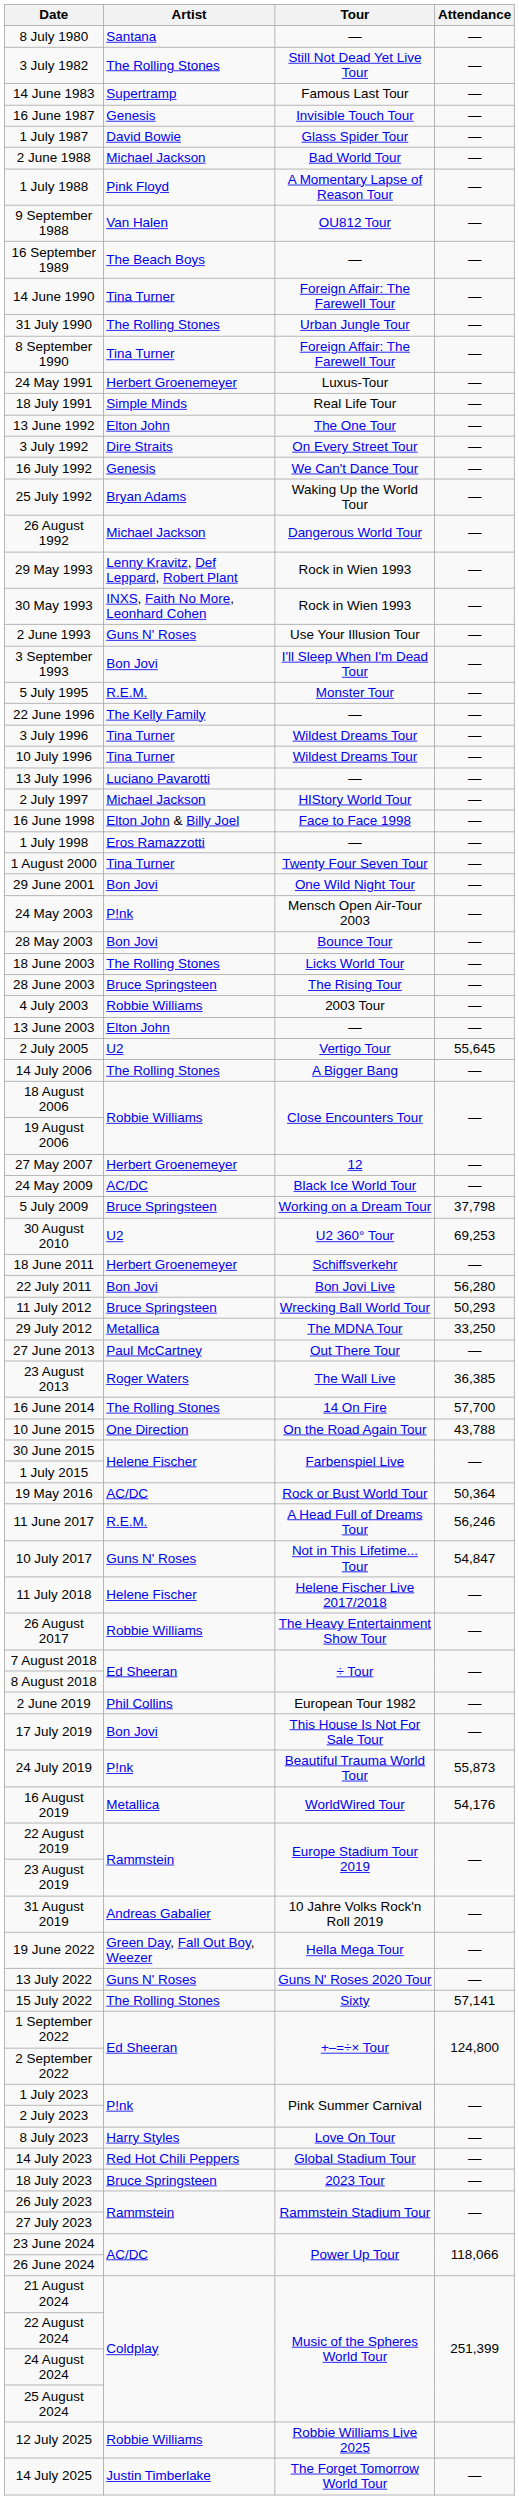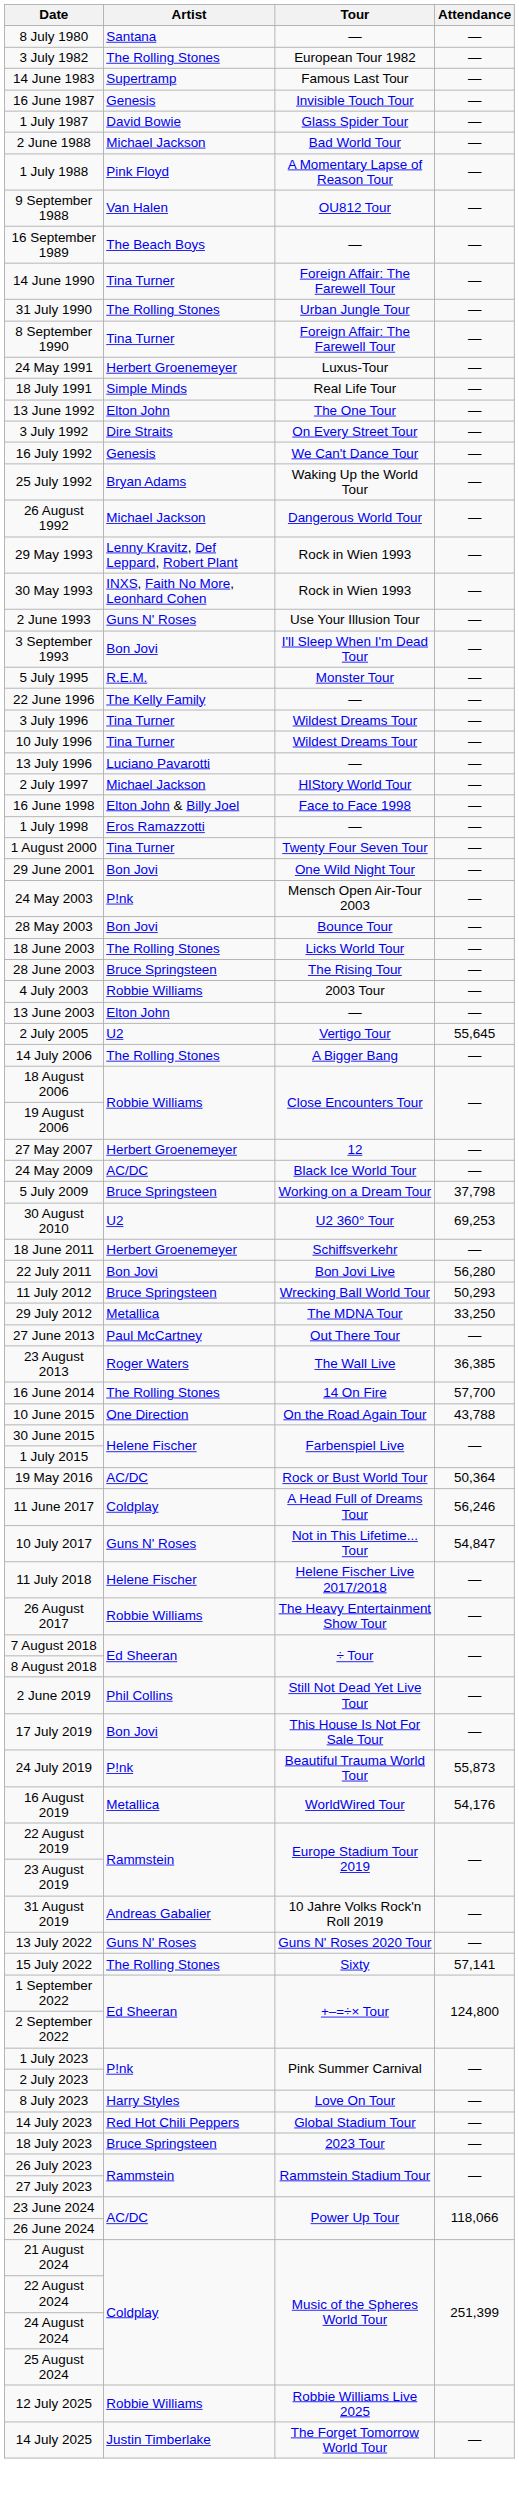(355, 65) Still Not Dead Yet Live Tour -> (355, 57) European Tour 1982
(127, 1522) R.E.M. -> (132, 1507) Coldplay
(355, 1703) European Tour 1982 -> (355, 1695) Still Not Dead Yet Live Tour
- row: (54, 1950)
